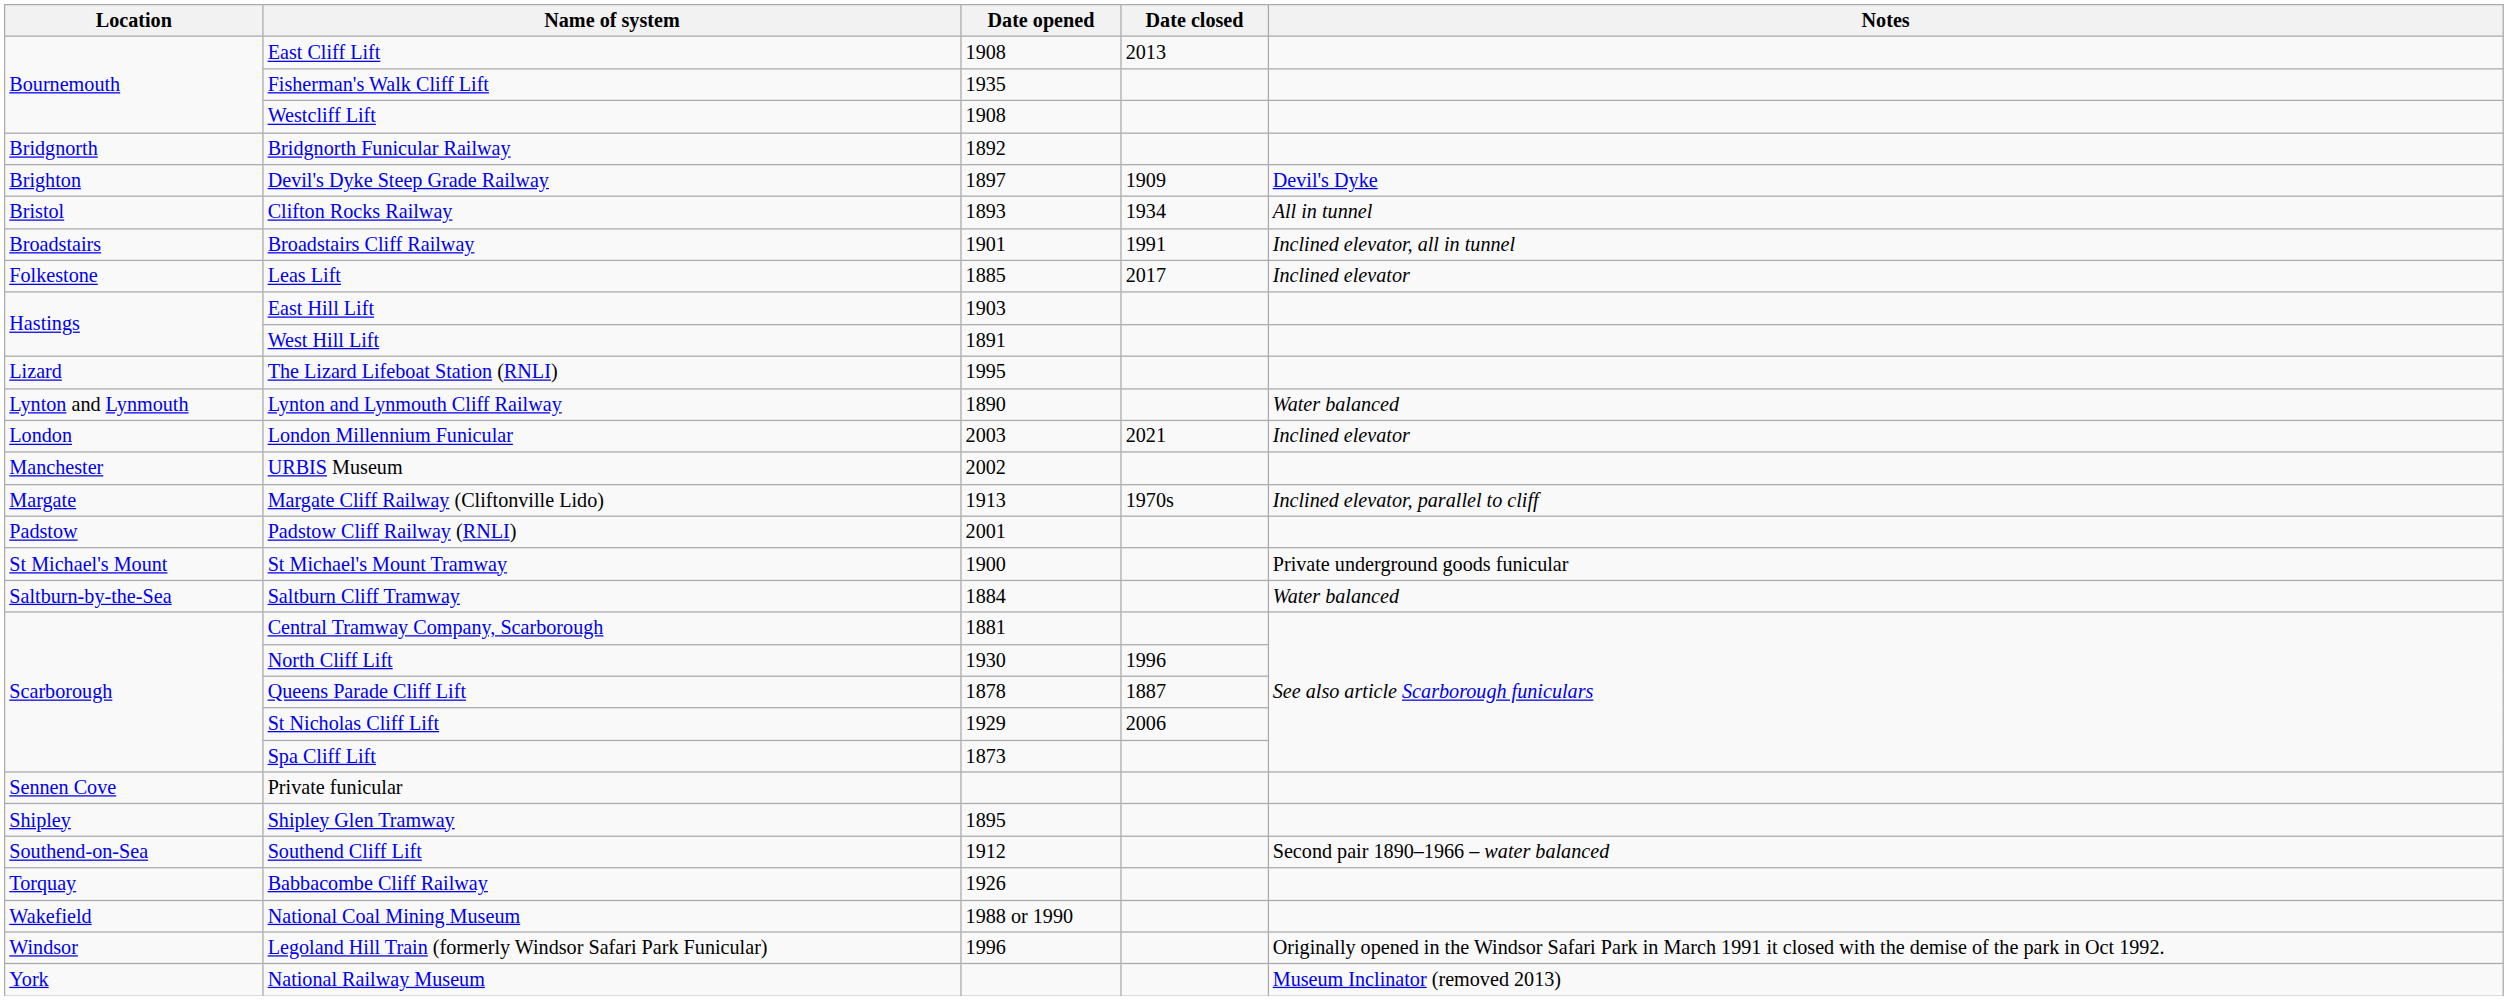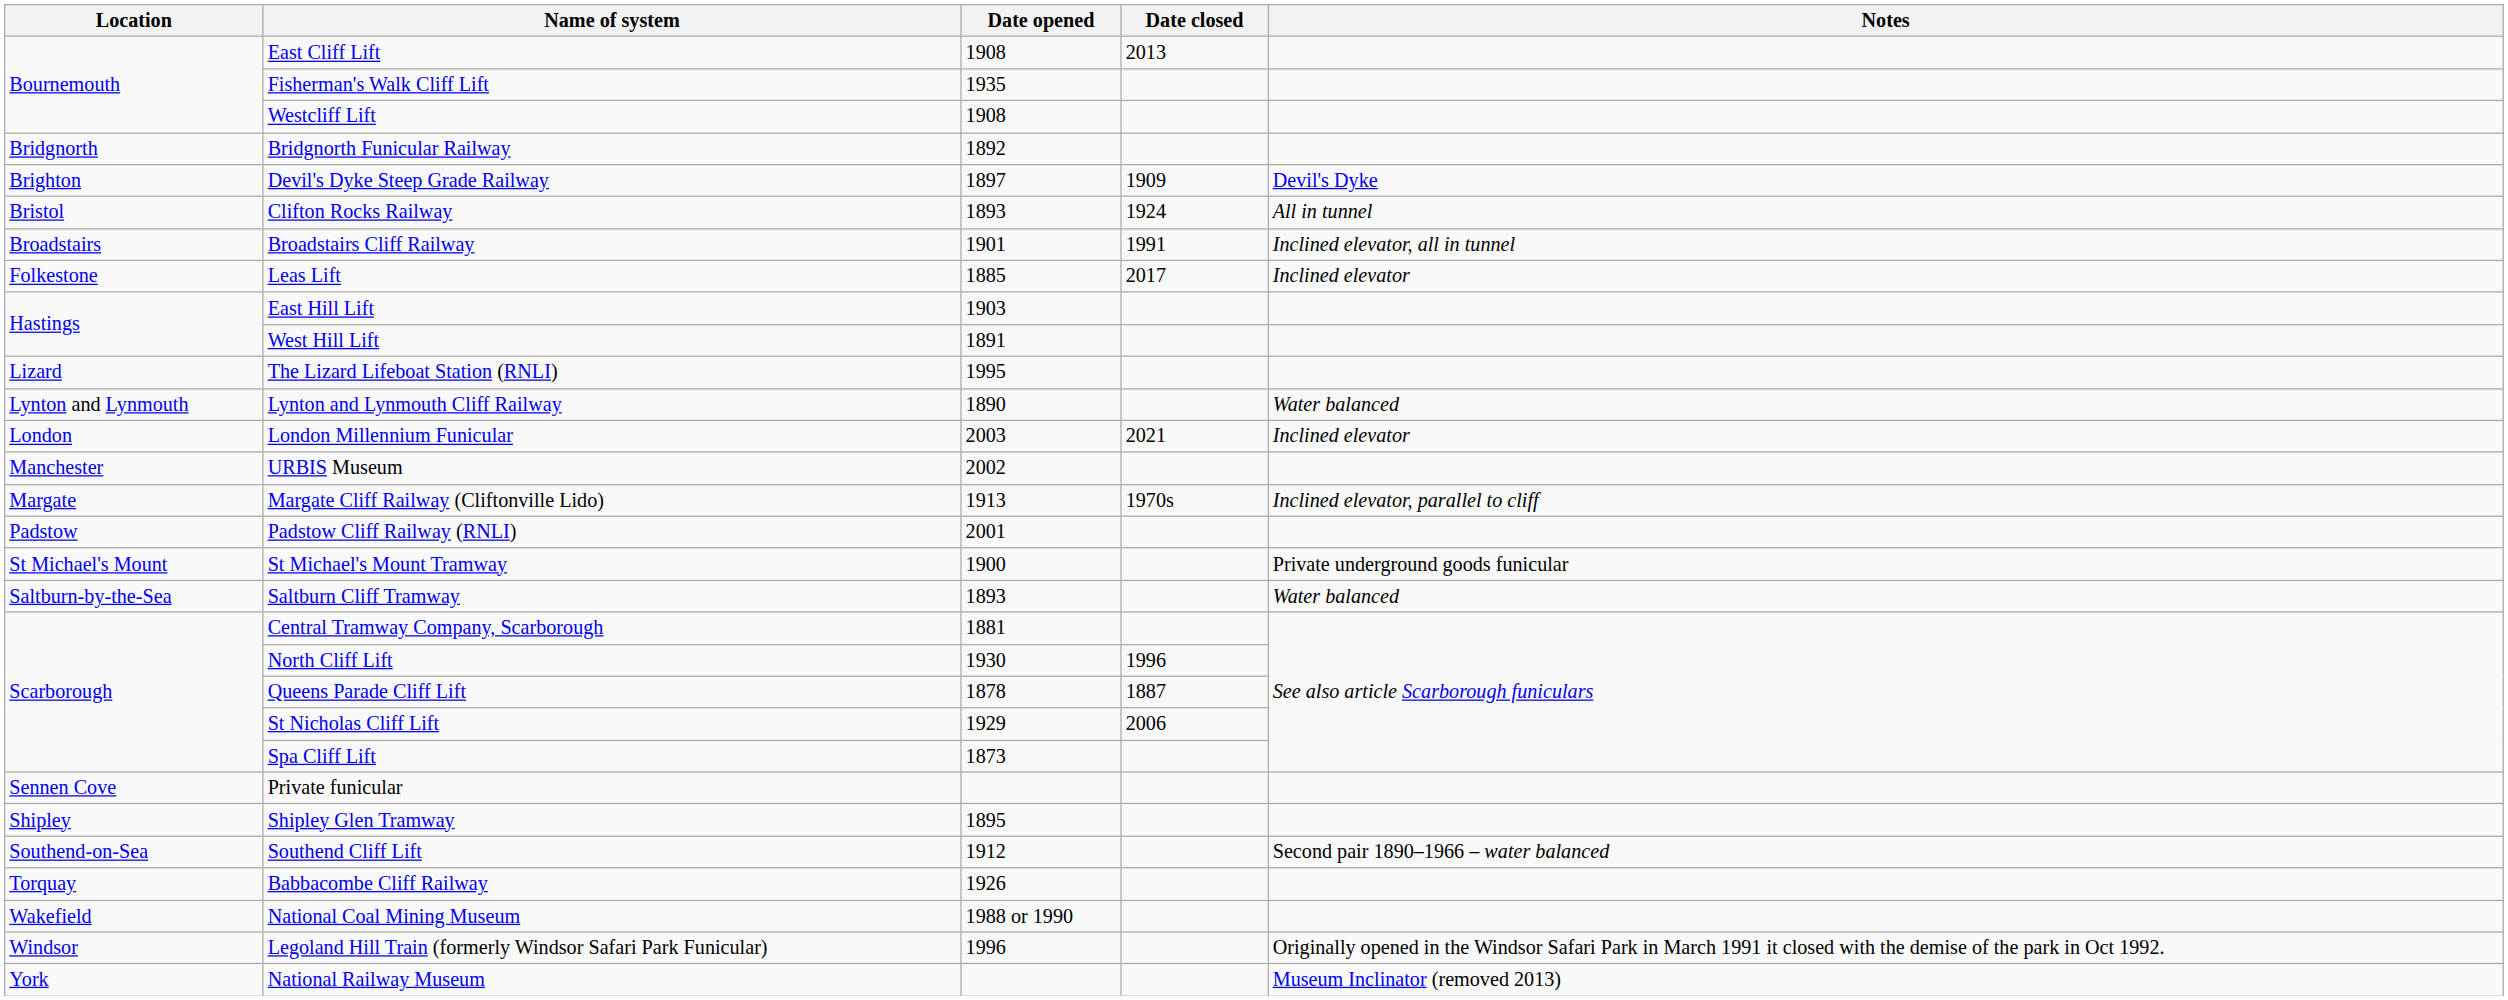(1146, 212) 1934 -> (1146, 212) 1924
(986, 595) 1884 -> (986, 595) 1893
